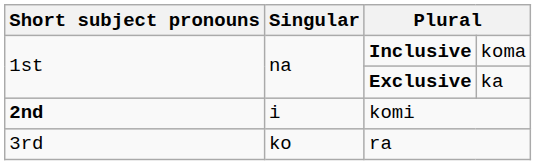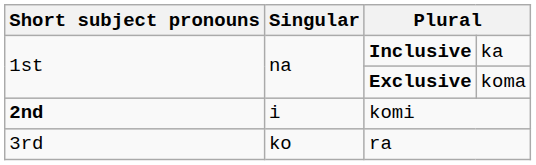(503, 51) koma -> (492, 51) ka
(492, 82) ka -> (503, 82) koma
